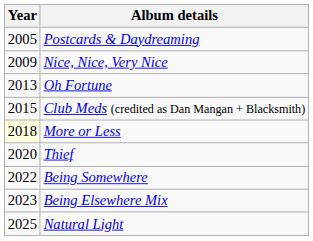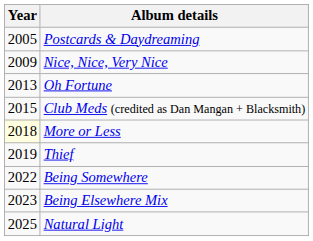(22, 154) 2020 -> (22, 154) 2019
